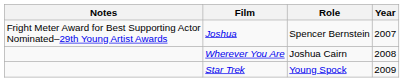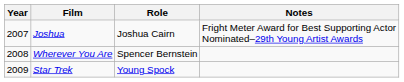columns swapped: (385, 12) <-> (104, 12)
(329, 33) Spencer Bernstein -> (146, 33) Joshua Cairn
(318, 54) Joshua Cairn -> (157, 54) Spencer Bernstein
